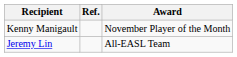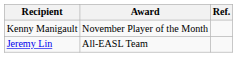columns swapped: (167, 12) <-> (91, 12)
